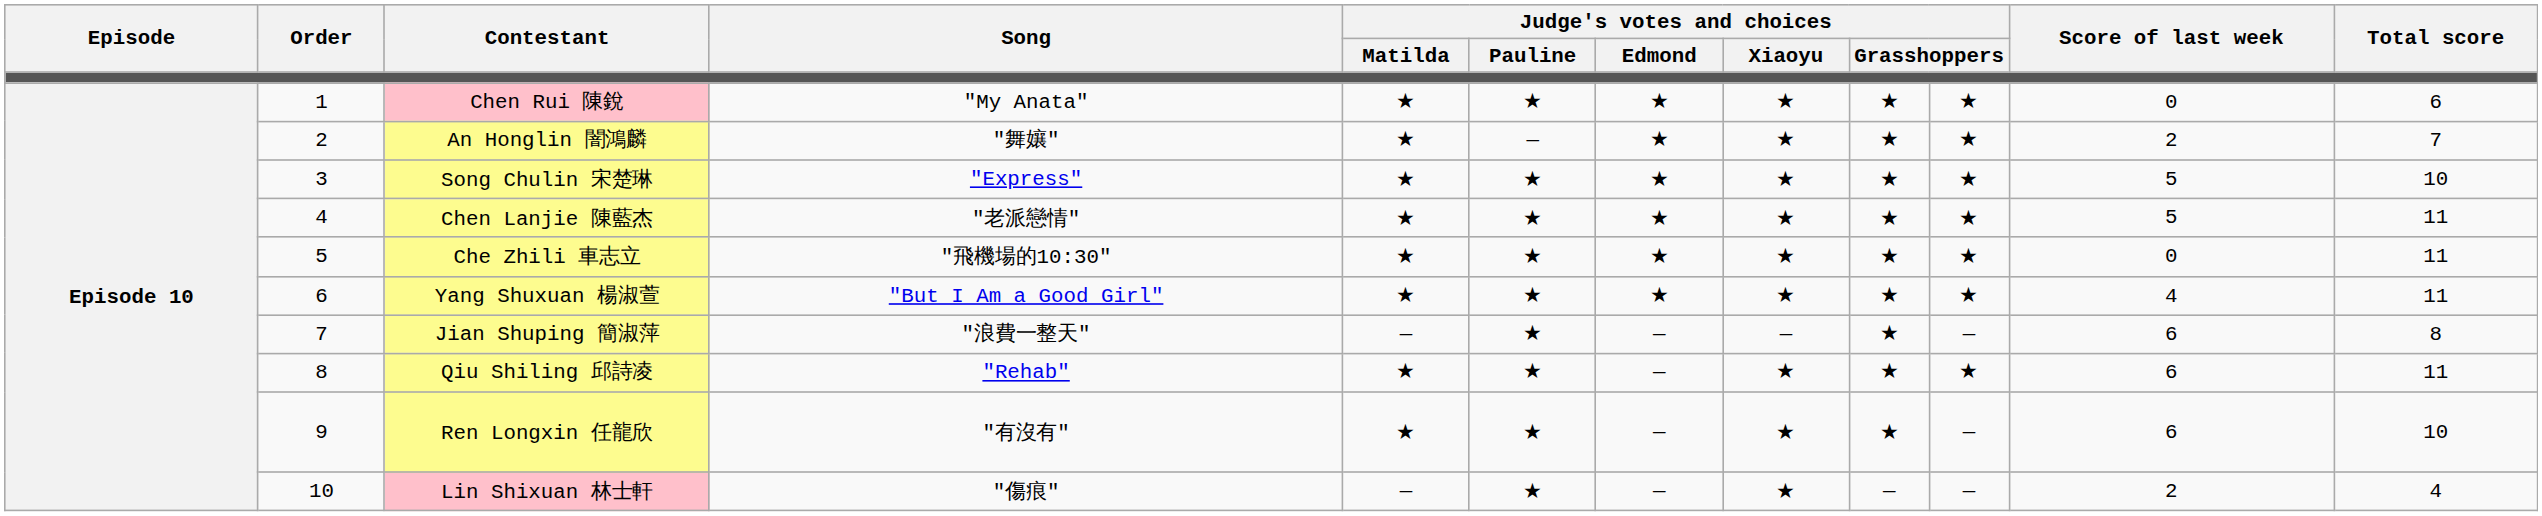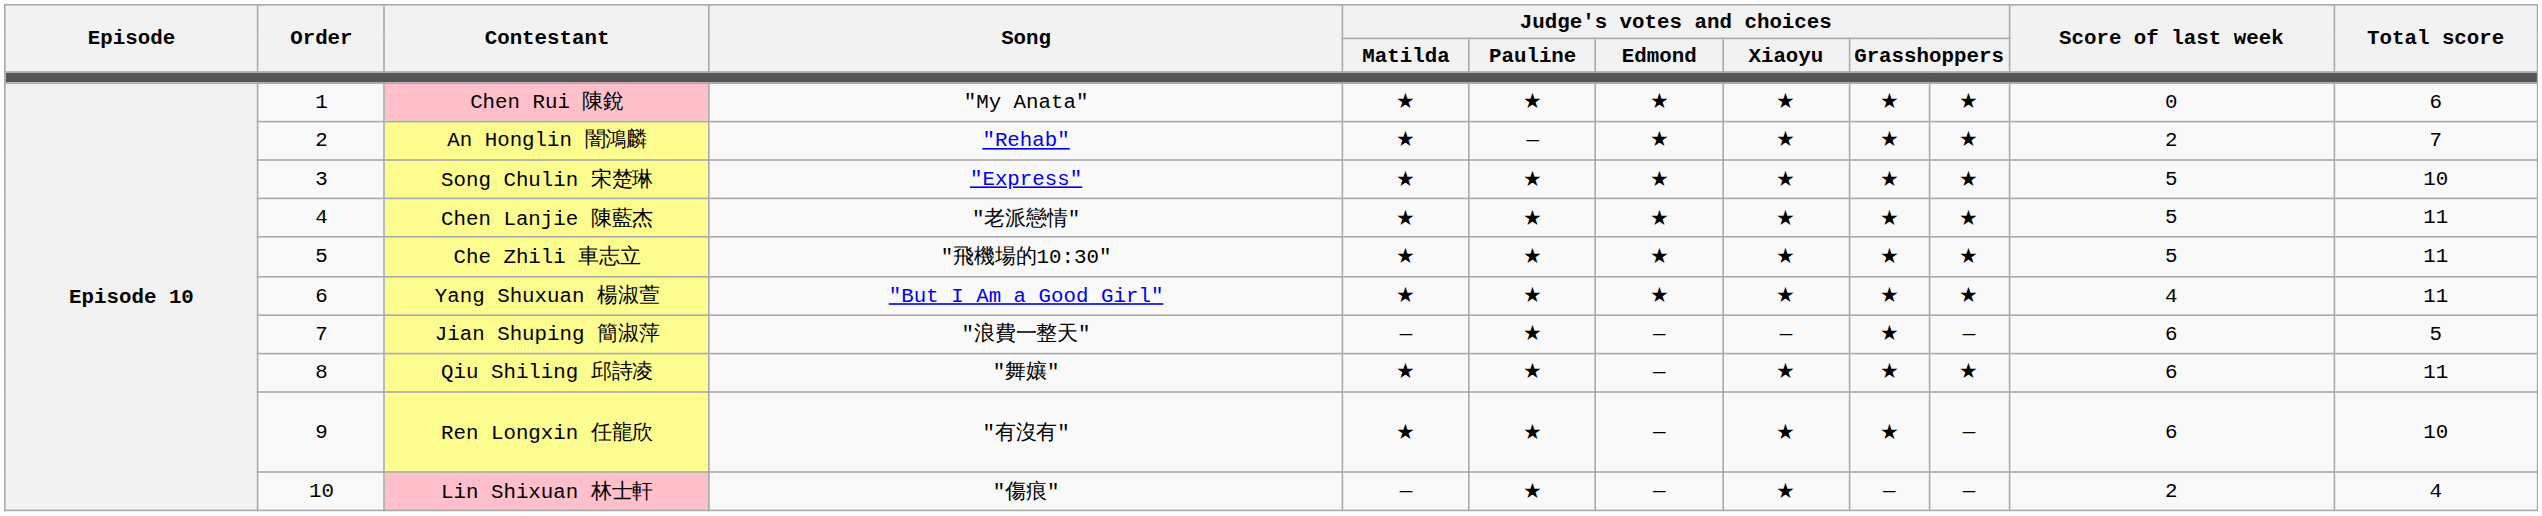(1026, 141) "舞孃" -> (1026, 141) "Rehab"
(2171, 257) 0 -> (2171, 257) 5
(2436, 334) 8 -> (2436, 334) 5
(1026, 373) "Rehab" -> (1026, 374) "舞孃"
